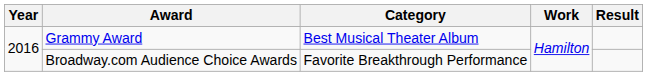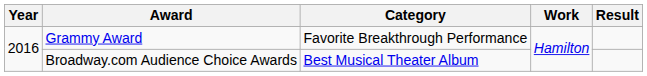(391, 37) Best Musical Theater Album -> (415, 37) Favorite Breakthrough Performance
(415, 60) Favorite Breakthrough Performance -> (391, 60) Best Musical Theater Album
